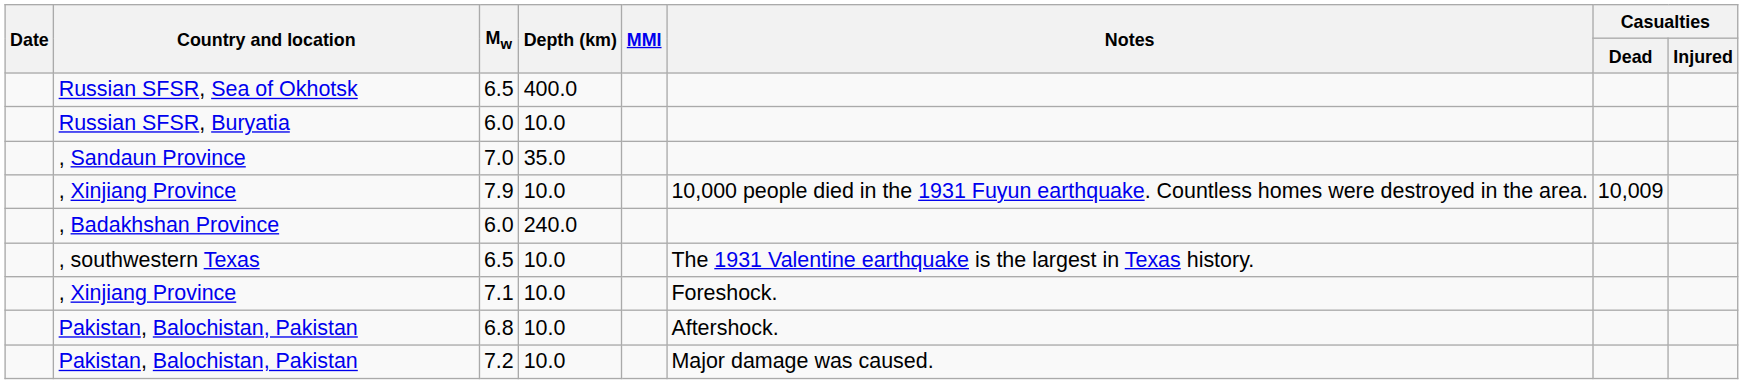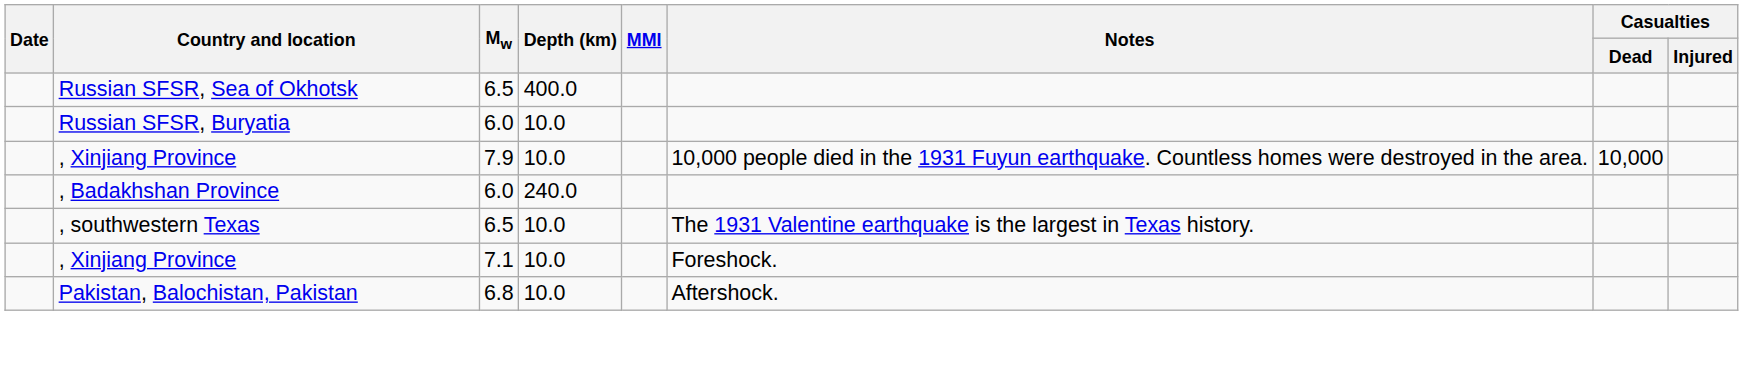- row: (152, 157)
(1631, 191) 10,009 -> (1631, 157) 10,000
- row: (208, 361)
